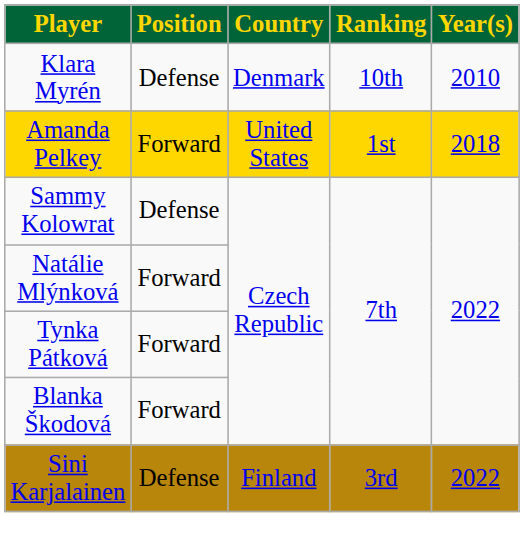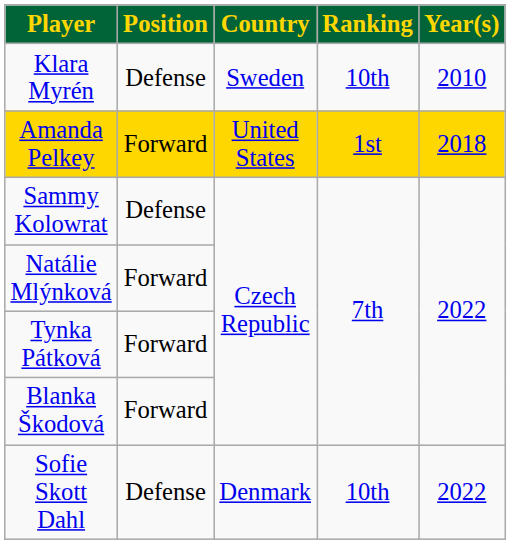(279, 76) Denmark -> (265, 76) Sweden
- row: (68, 477)
+ row: (61, 491)
